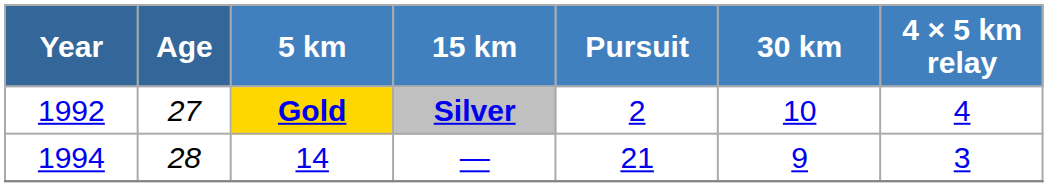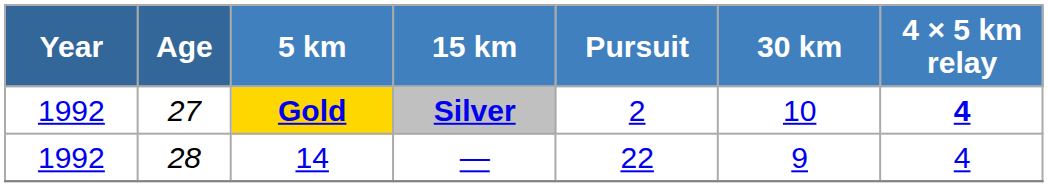(962, 110) normal -> (962, 110) bold
(71, 158) 1994 -> (71, 158) 1992
(637, 158) 21 -> (637, 158) 22
(962, 158) 3 -> (962, 158) 4
